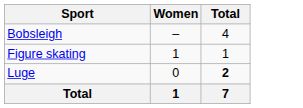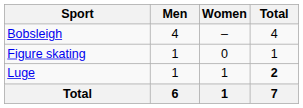+ column: (175, 14)
(176, 53) 1 -> (224, 53) 0
(176, 73) 0 -> (224, 73) 1
